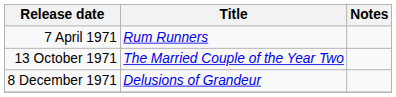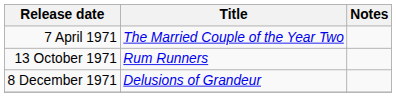(166, 37) Rum Runners -> (234, 37) The Married Couple of the Year Two
(234, 59) The Married Couple of the Year Two -> (166, 59) Rum Runners
